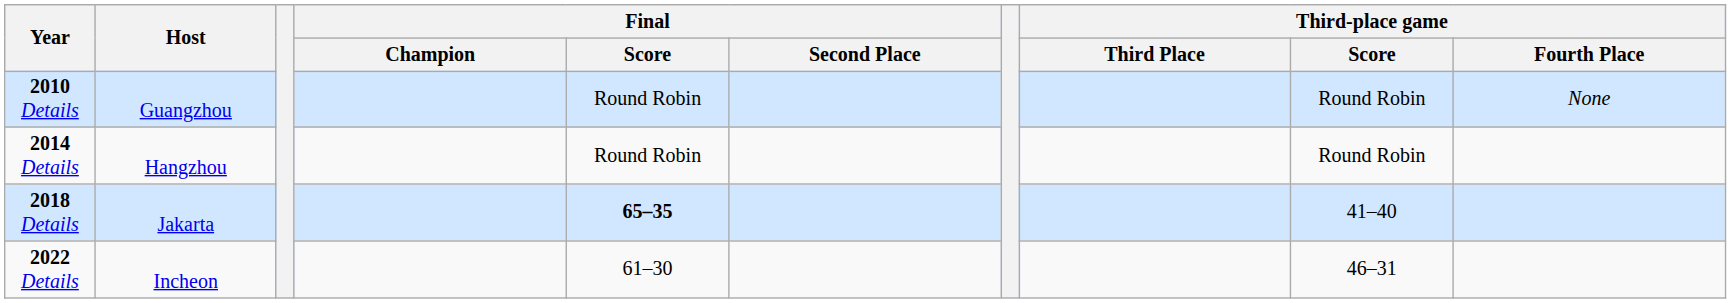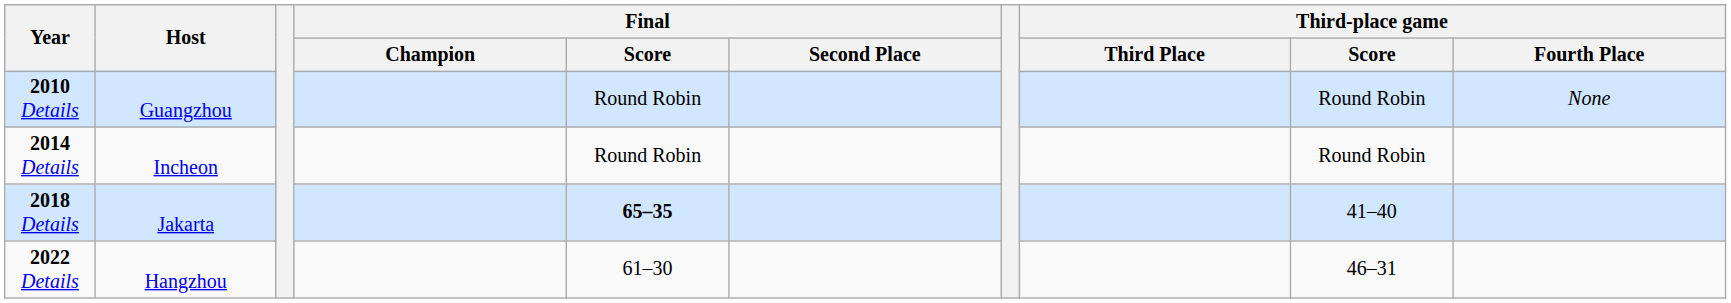(186, 167) Hangzhou -> (186, 167) Incheon
(186, 280) Incheon -> (186, 280) Hangzhou
